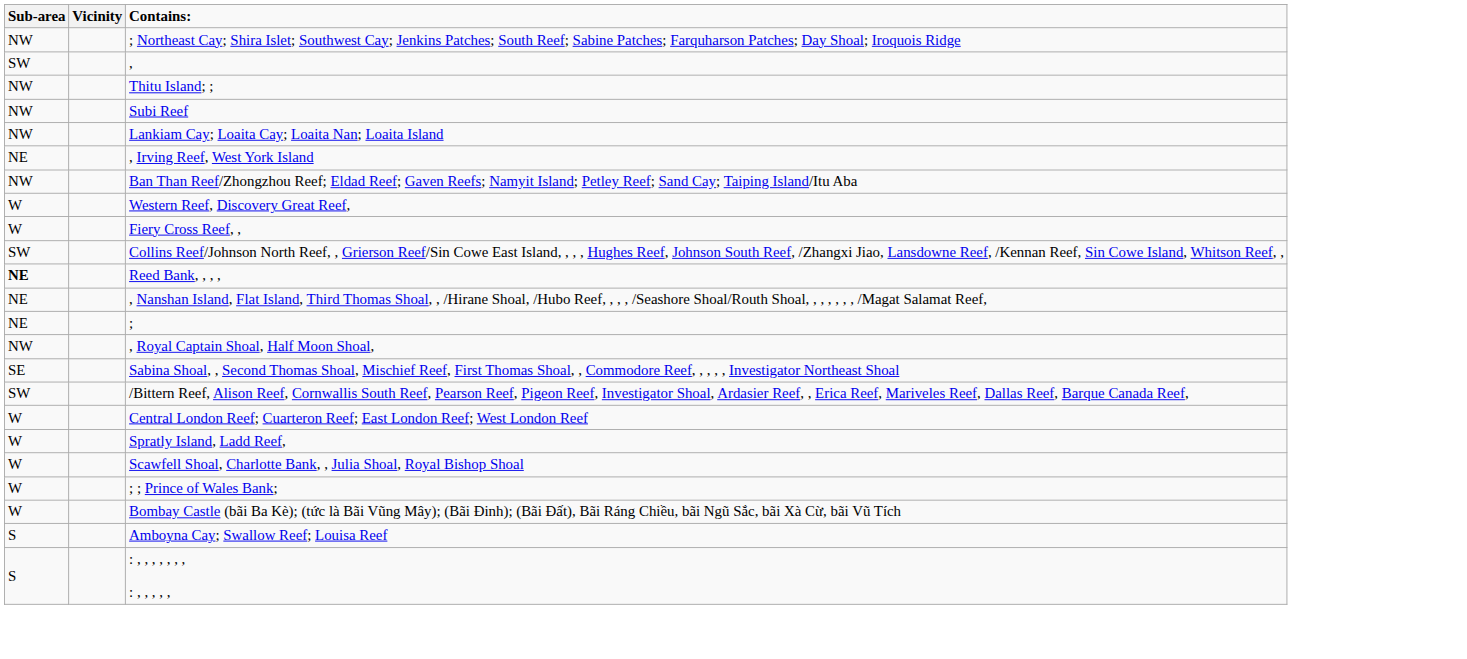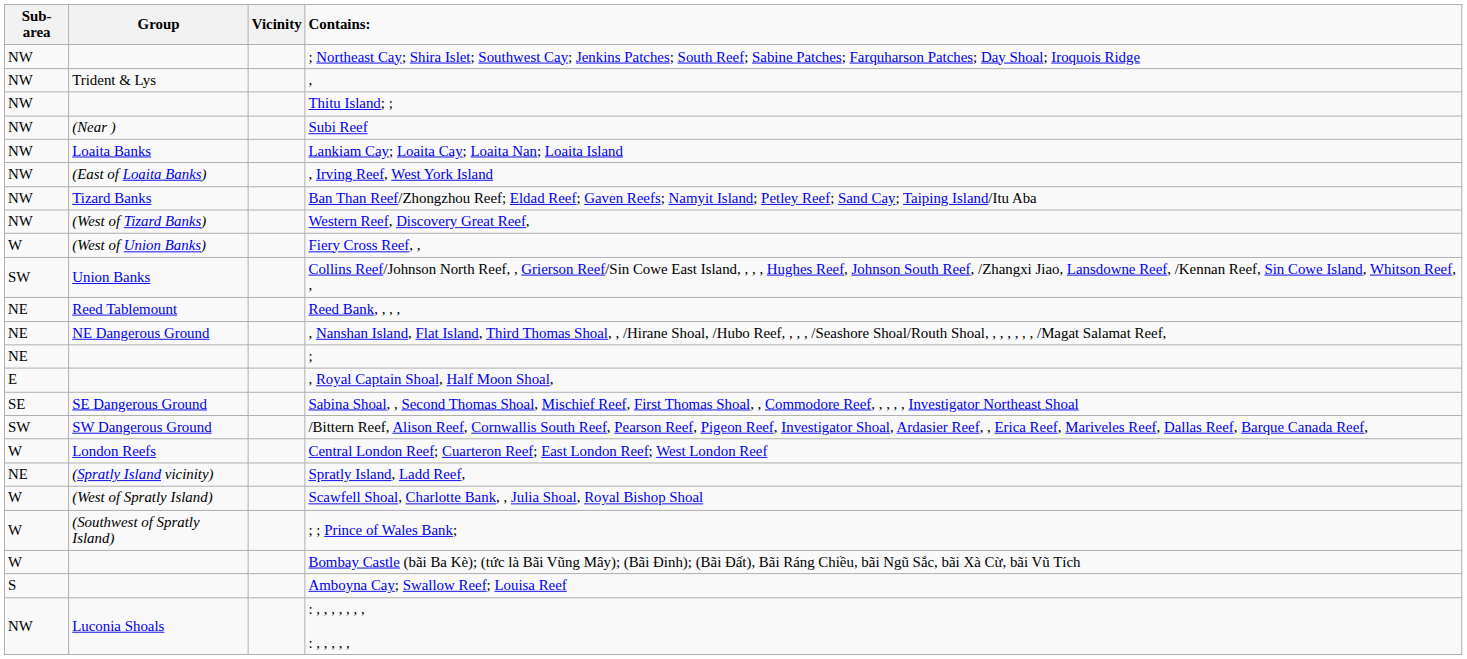+ column: (159, 24)
(19, 63) SW -> (20, 80) NW
(18, 157) NE -> (20, 174) NW
(15, 205) W -> (20, 221) NW
(18, 275) bold -> (18, 309) normal
(20, 346) NW -> (12, 380) E
(15, 441) W -> (18, 474) NE
(12, 575) S -> (20, 626) NW
